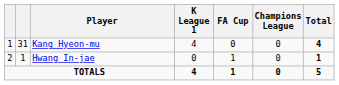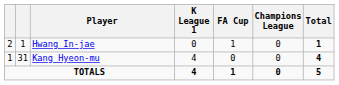rows swapped: (66, 45) <-> (63, 59)
